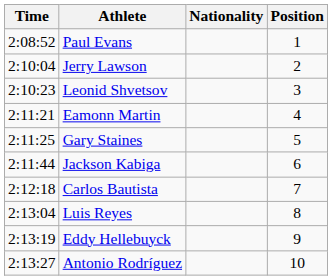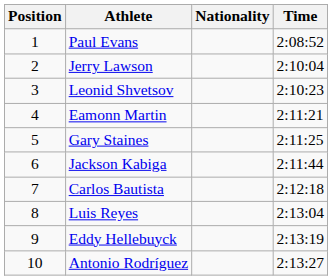columns swapped: (297, 16) <-> (32, 16)
